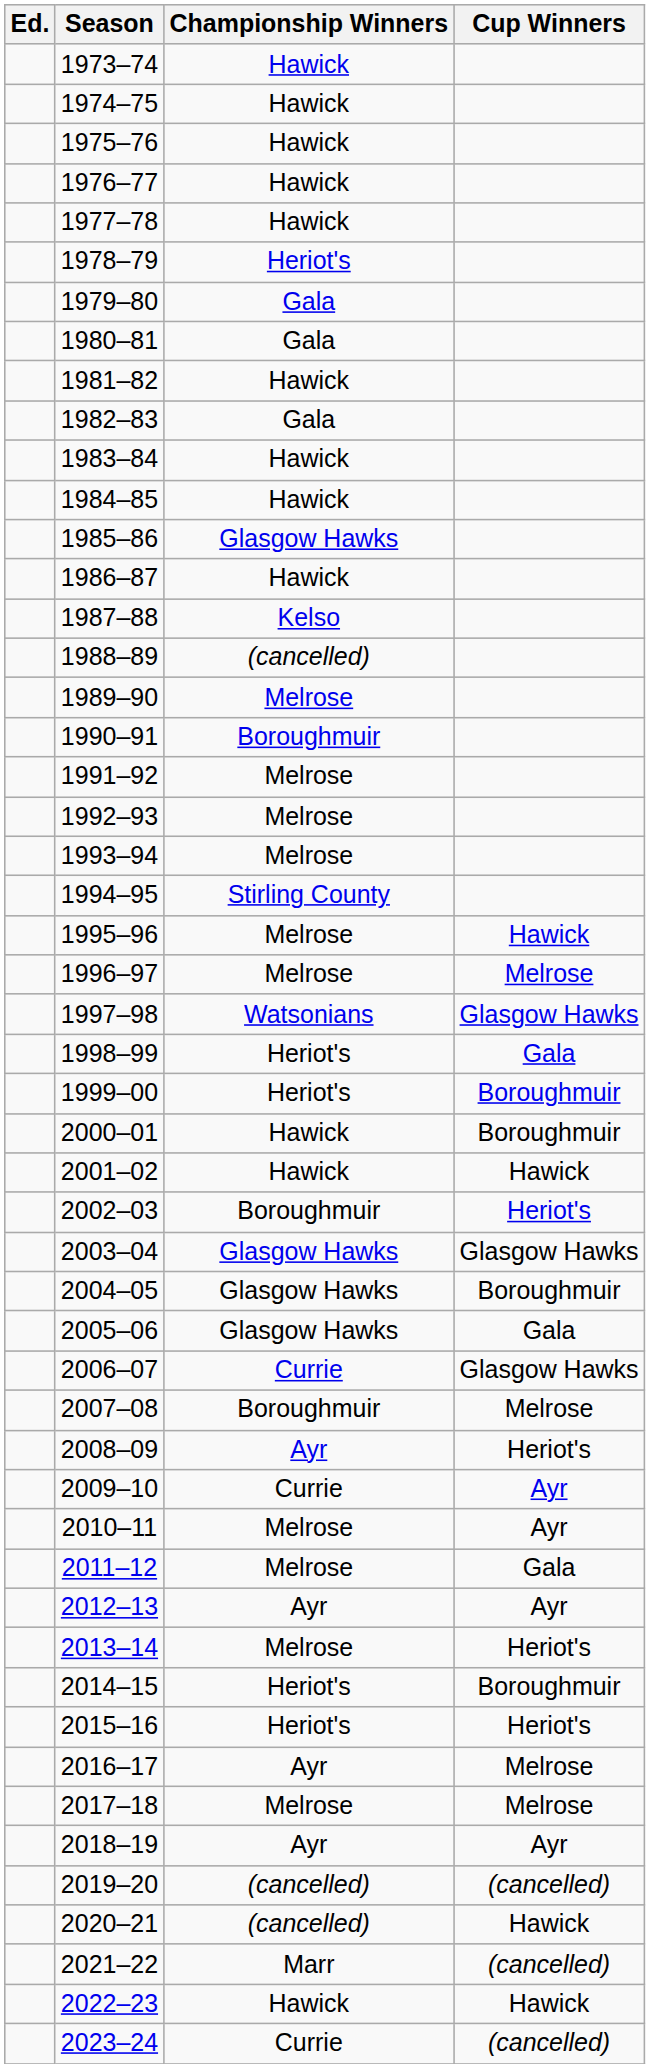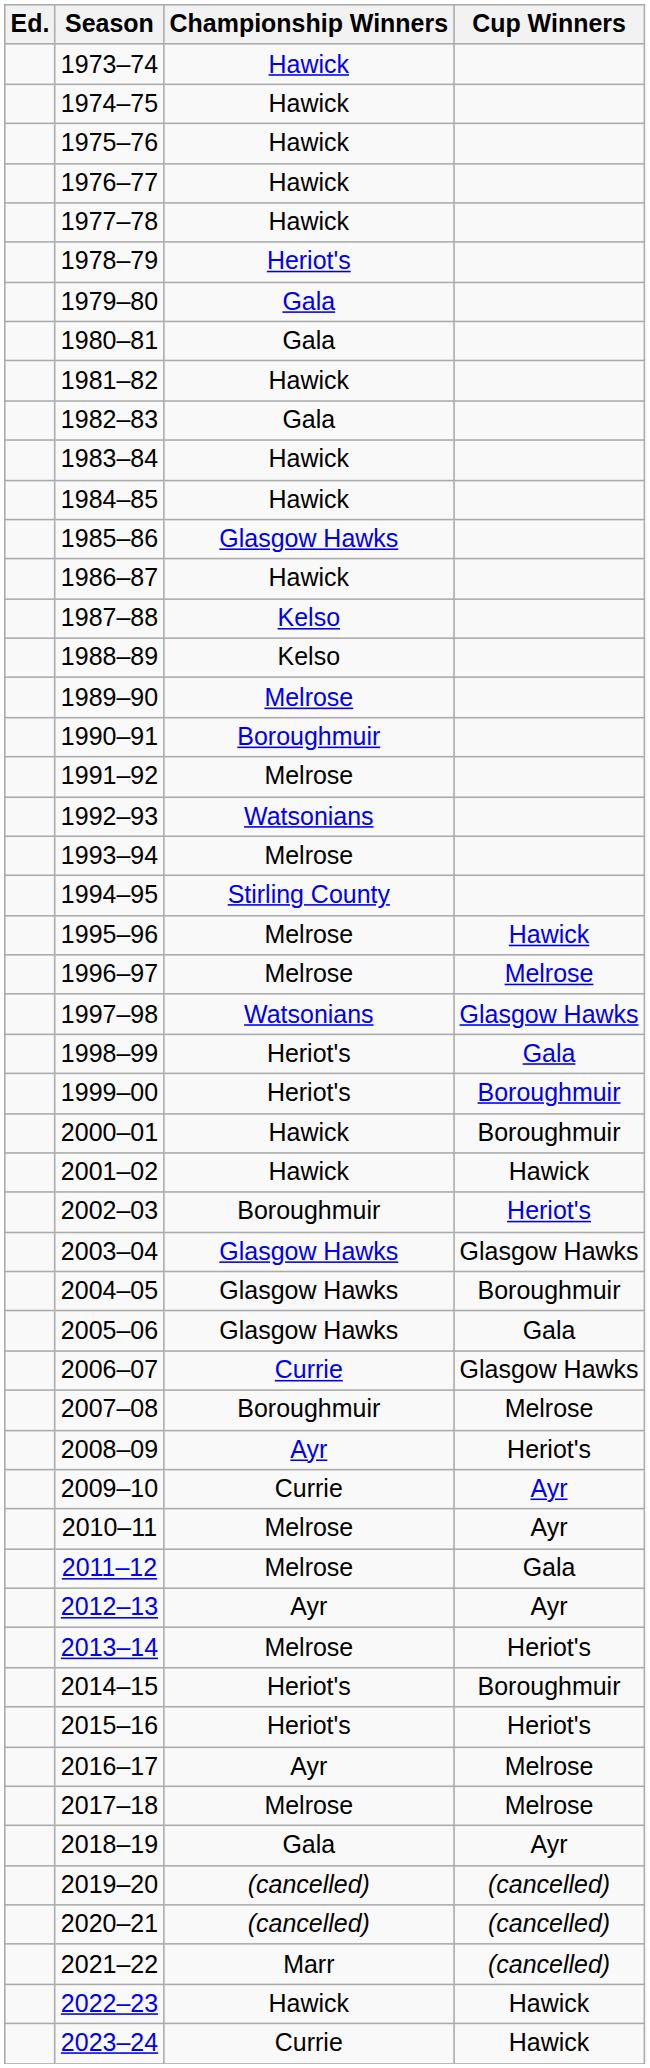(309, 657) (cancelled) -> (309, 657) Kelso
(309, 815) Melrose -> (309, 815) Watsonians
(309, 1845) Ayr -> (309, 1845) Gala
(549, 1924) Hawick -> (549, 1924) (cancelled)
(549, 2043) (cancelled) -> (549, 2043) Hawick
